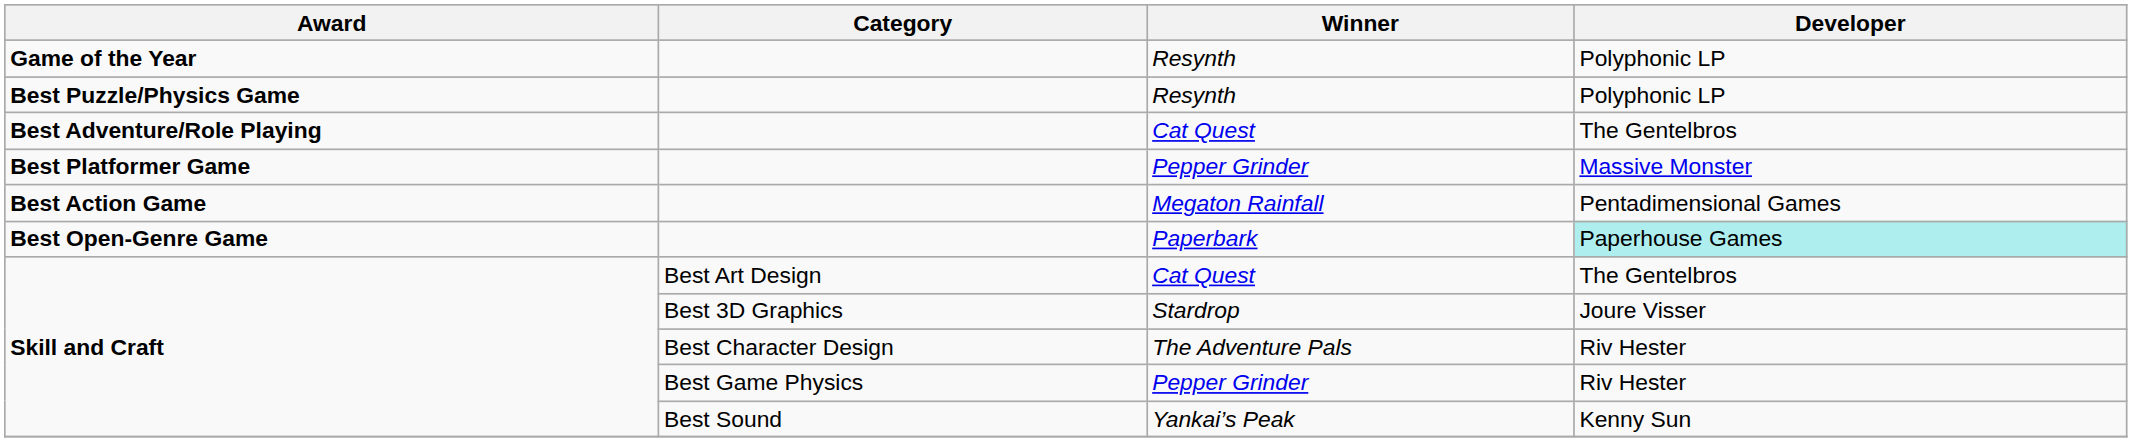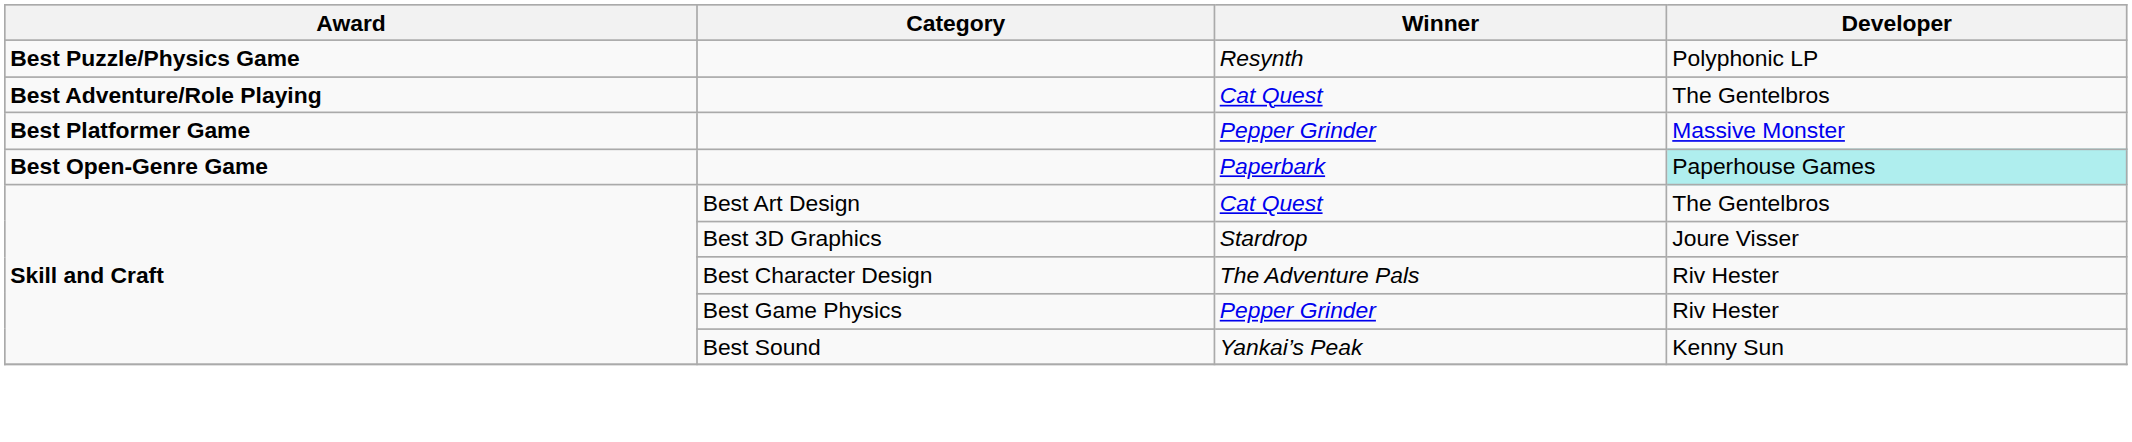- row: (103, 58)
- row: (108, 203)
